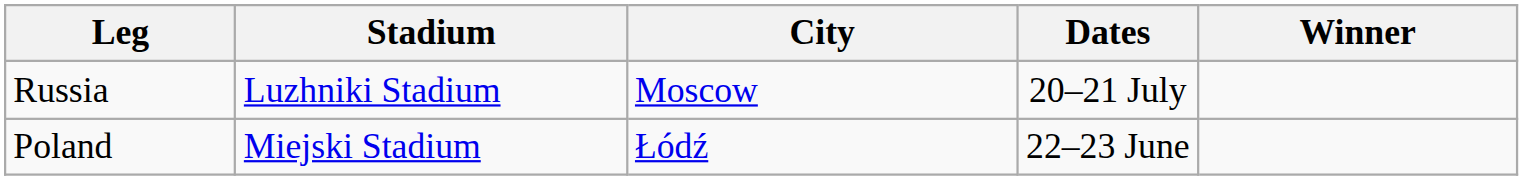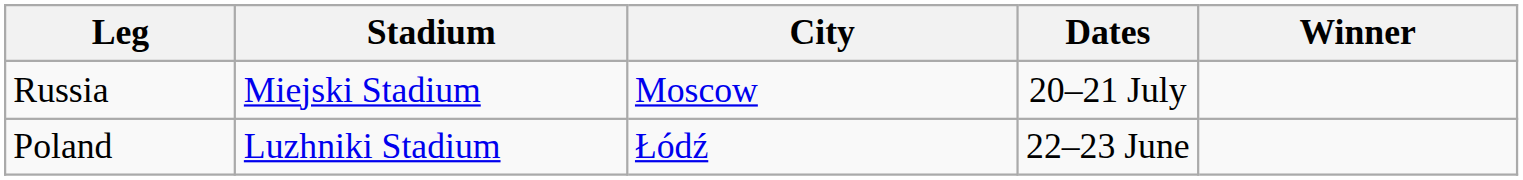(372, 89) Luzhniki Stadium -> (362, 89) Miejski Stadium
(362, 145) Miejski Stadium -> (372, 145) Luzhniki Stadium
